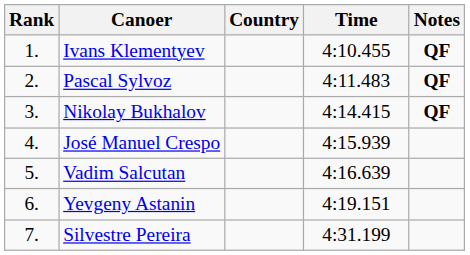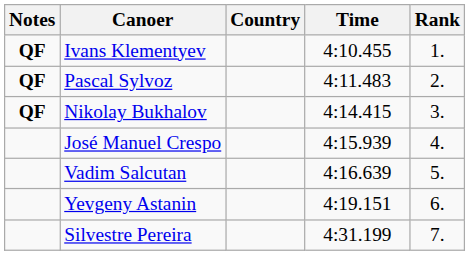columns swapped: (32, 19) <-> (437, 19)
